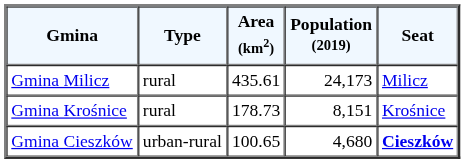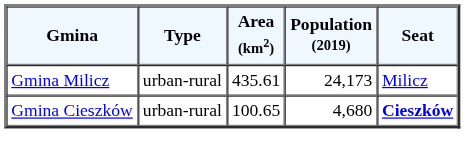(159, 79) rural -> (182, 79) urban-rural
- row: (69, 110)
